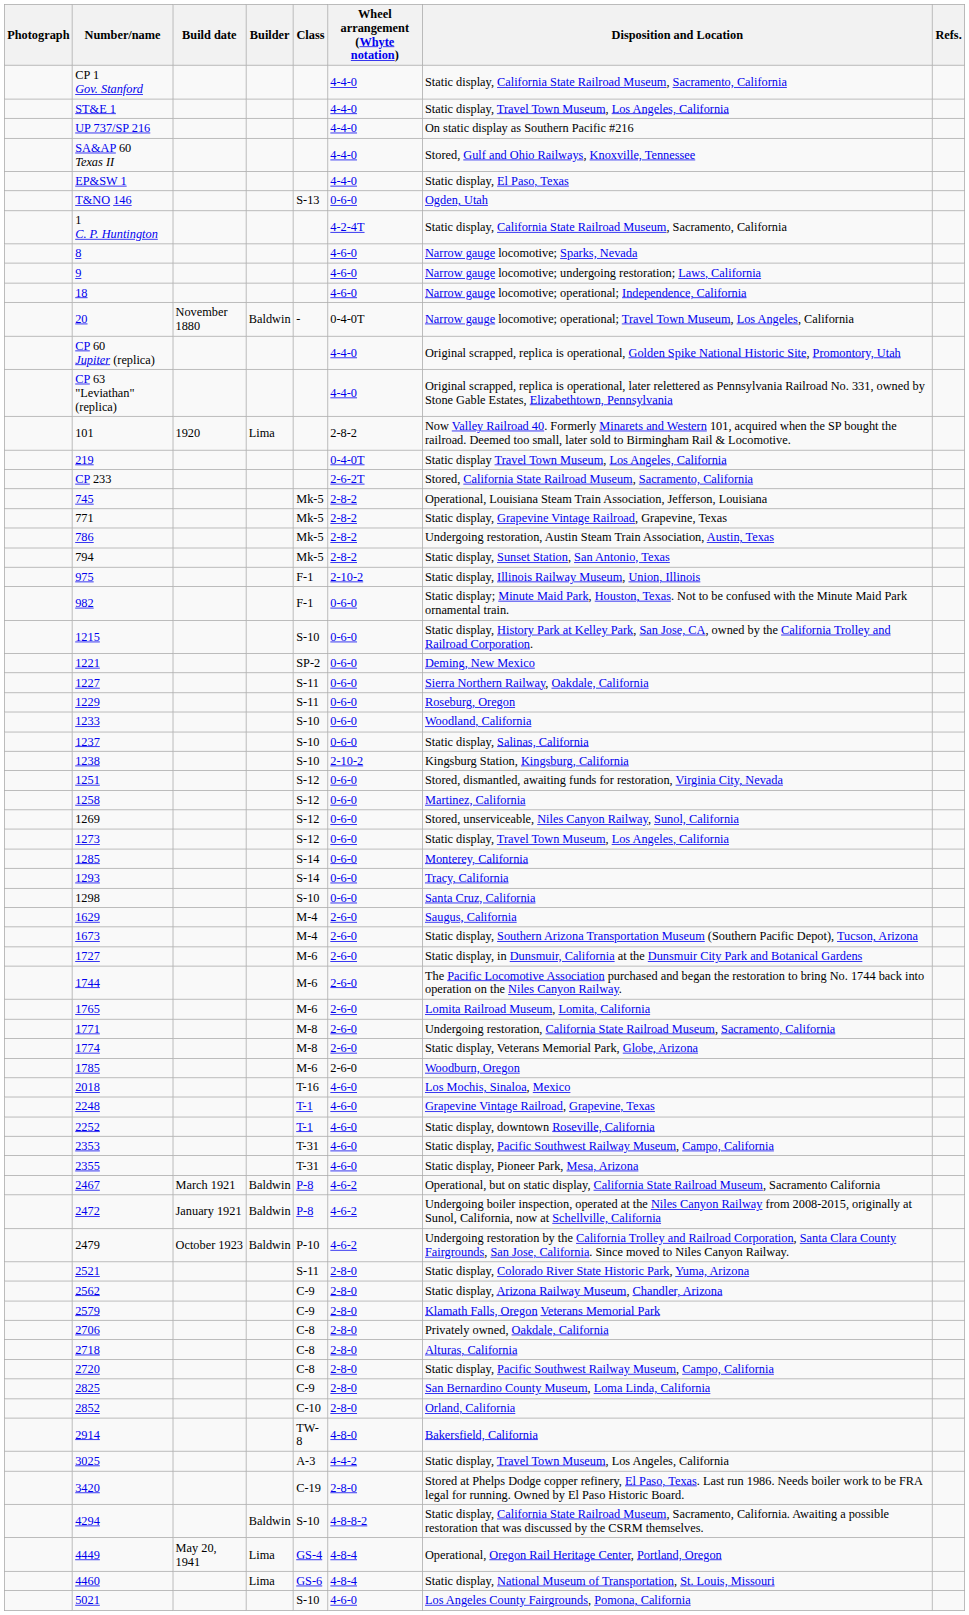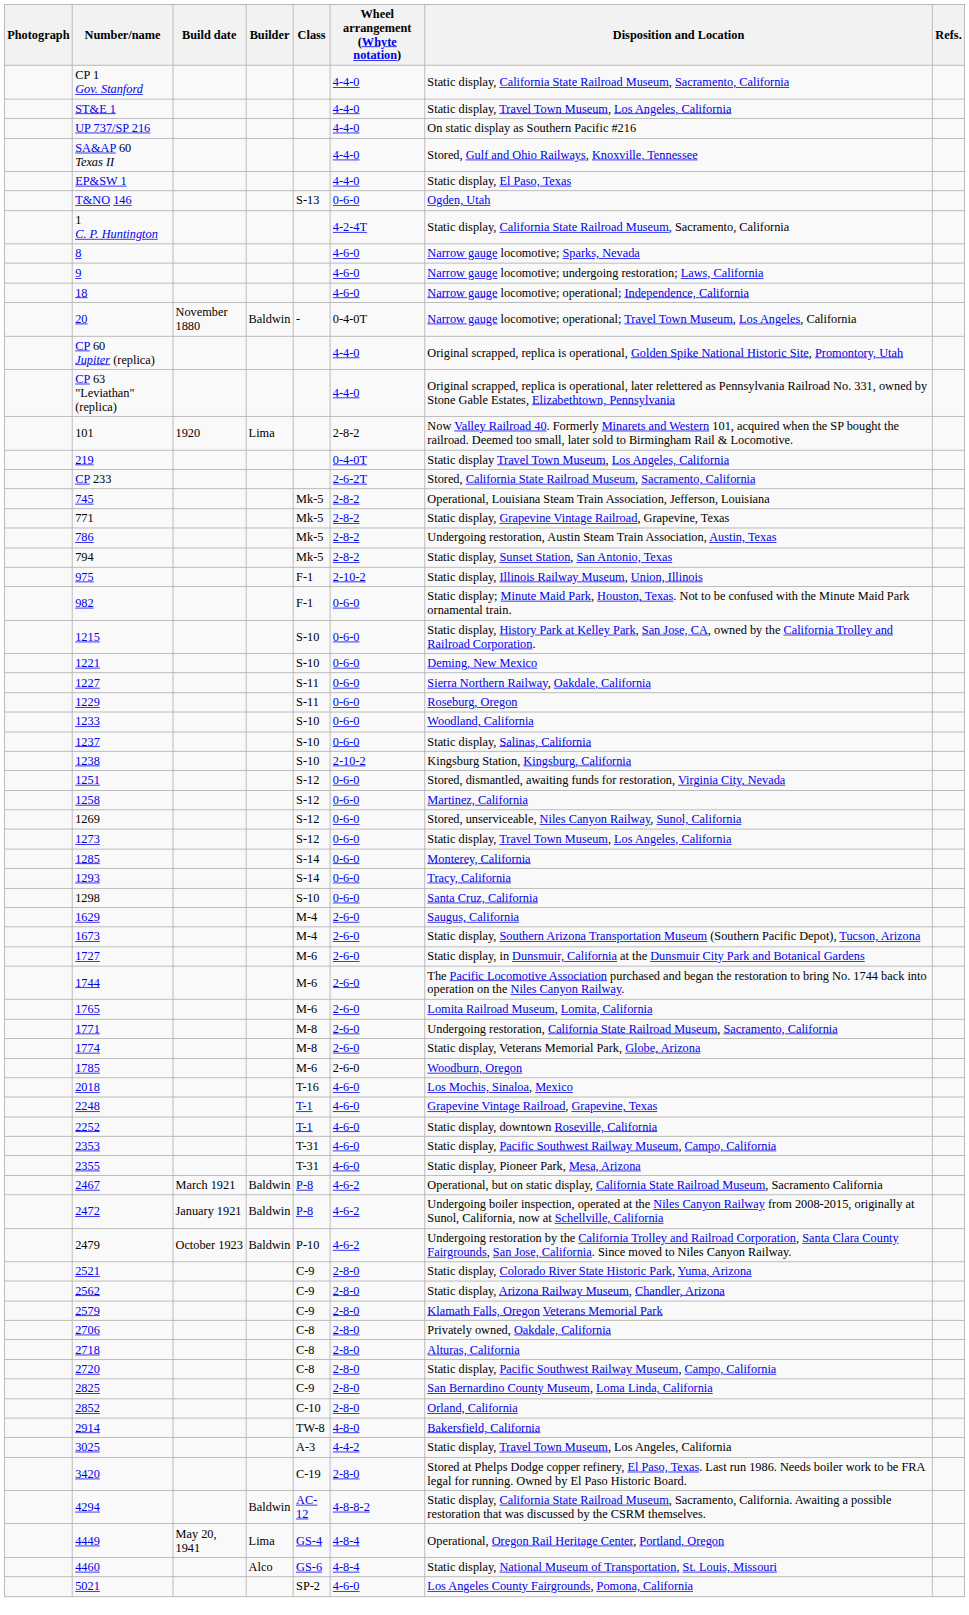(308, 663) SP-2 -> (308, 663) S-10
(308, 1271) S-11 -> (305, 1271) C-9
(308, 1521) S-10 -> (307, 1507) AC-12
(262, 1581) Lima -> (261, 1567) Alco
(308, 1600) S-10 -> (308, 1586) SP-2
